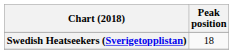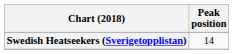(209, 40) 18 -> (209, 40) 14
